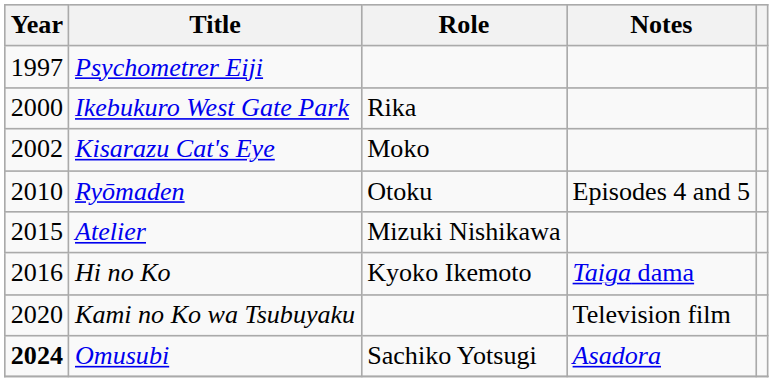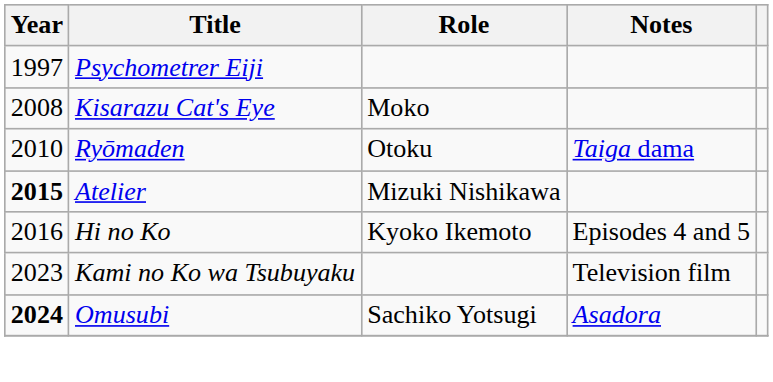- row: (212, 107)
(37, 149) 2002 -> (37, 107) 2008
(661, 190) Episodes 4 and 5 -> (633, 149) Taiga dama
(37, 231) normal -> (37, 190) bold
(633, 273) Taiga dama -> (661, 231) Episodes 4 and 5
(37, 314) 2020 -> (37, 273) 2023
